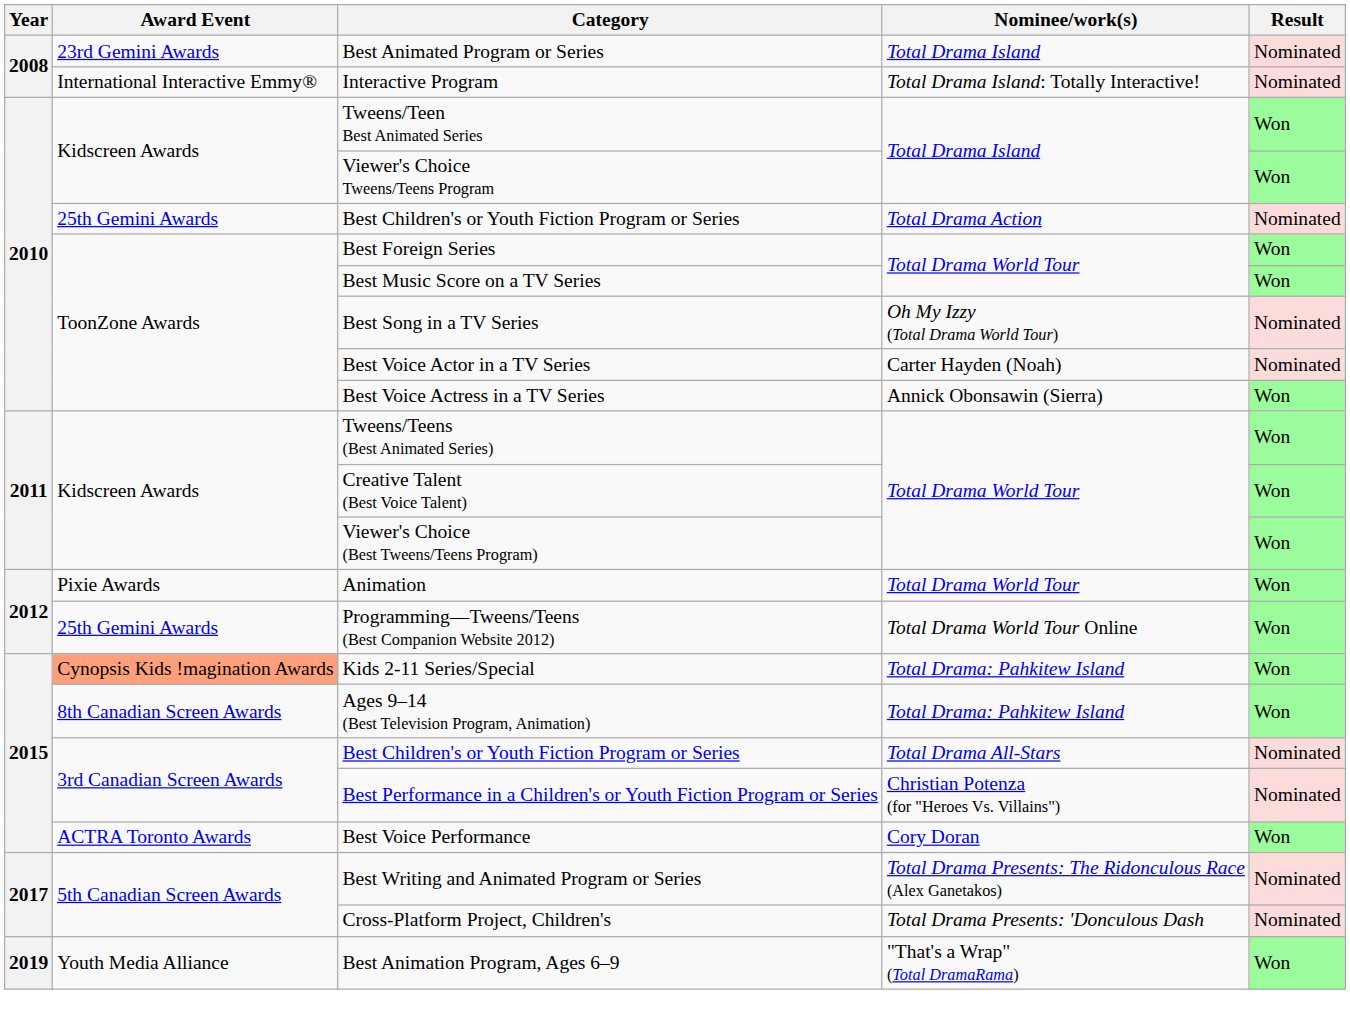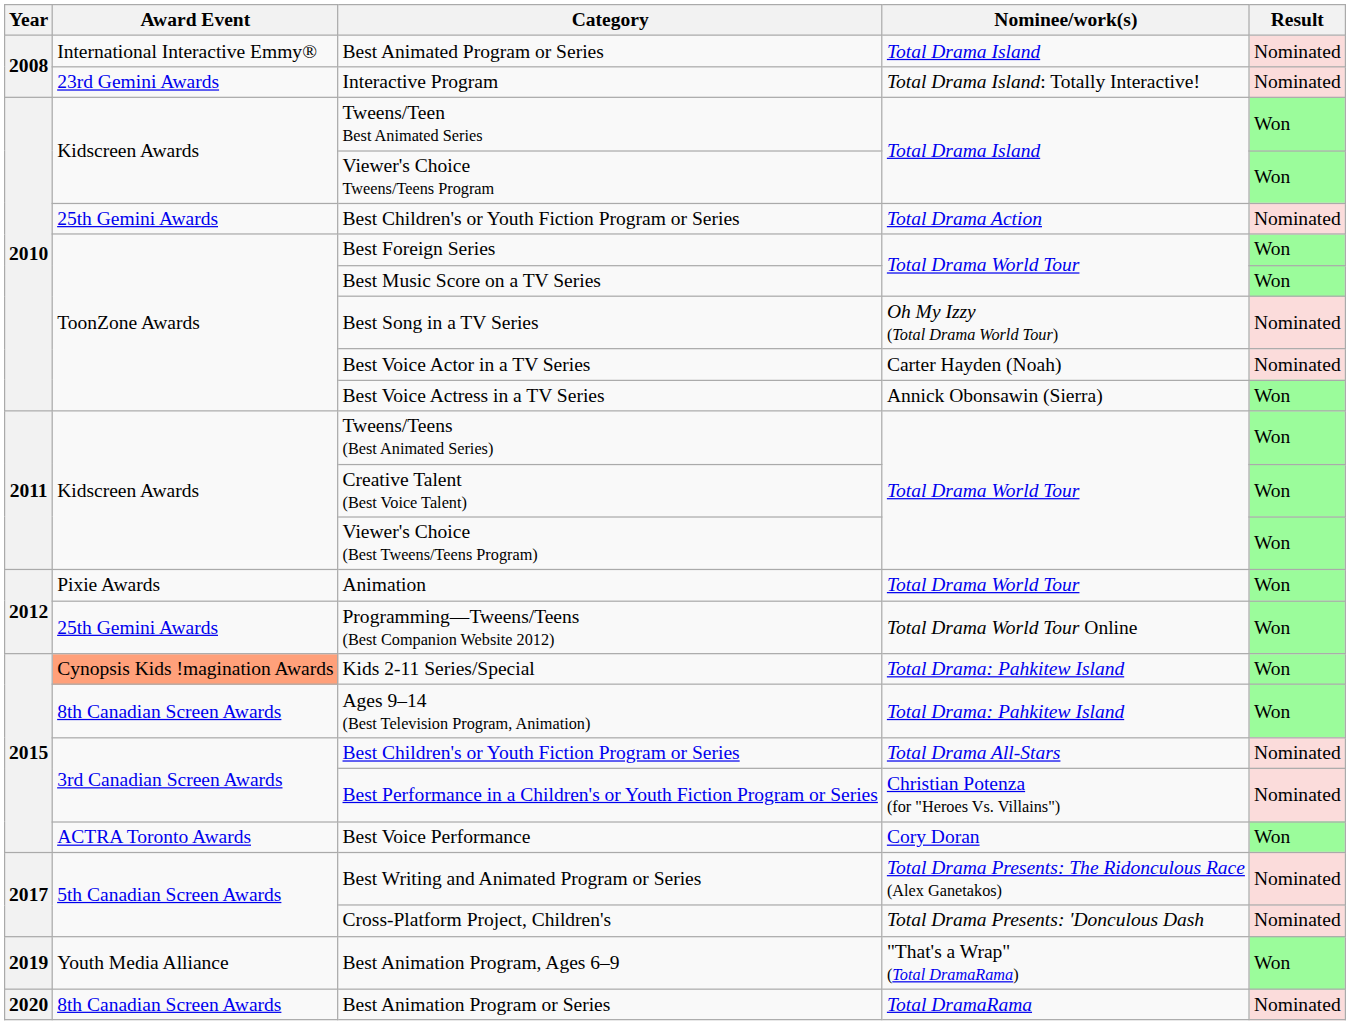(138, 50) 23rd Gemini Awards -> (187, 50) International Interactive Emmy®
(187, 81) International Interactive Emmy® -> (138, 81) 23rd Gemini Awards
+ row: (476, 1004)
